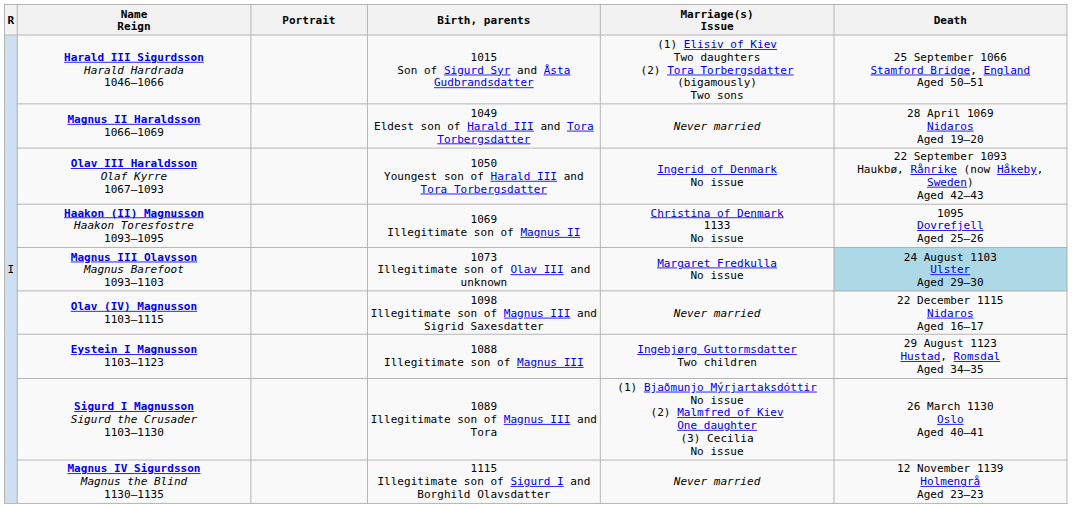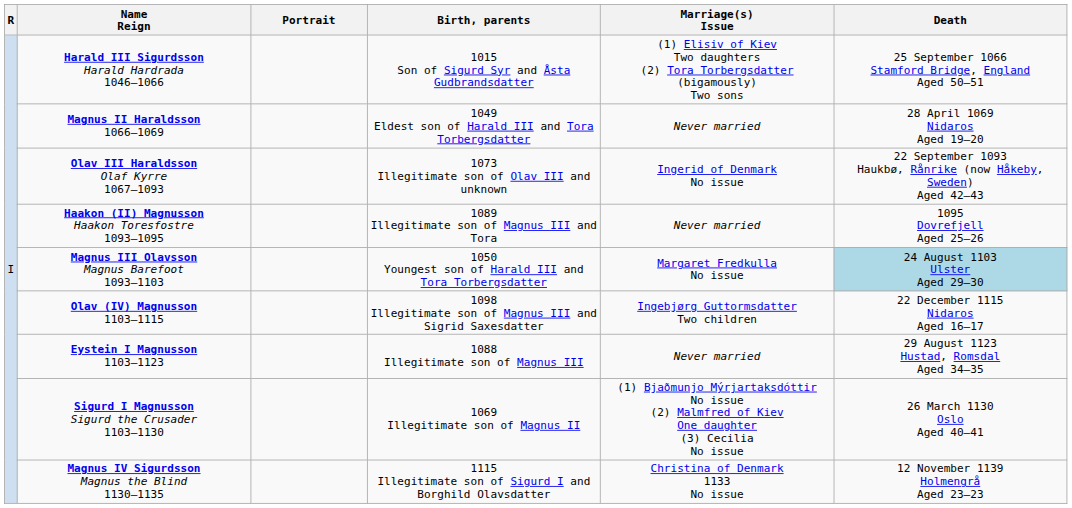(484, 176) 1050 Youngest son of Harald III and Tora Torbergsdatter -> (484, 176) 1073 Illegitimate son of Olav III and unknown
(484, 226) 1069 Illegitimate son of Magnus II -> (484, 226) 1089 Illegitimate son of Magnus III and Tora
(717, 226) Christina of Denmark 1133 No issue -> (717, 226) Never married
(484, 269) 1073 Illegitimate son of Olav III and unknown -> (484, 269) 1050 Youngest son of Harald III and Tora Torbergsdatter
(717, 313) Never married -> (717, 313) Ingebjørg Guttormsdatter Two children
(717, 356) Ingebjørg Guttormsdatter Two children -> (717, 356) Never married
(484, 419) 1089 Illegitimate son of Magnus III and Tora -> (484, 419) 1069 Illegitimate son of Magnus II
(717, 482) Never married -> (717, 482) Christina of Denmark 1133 No issue
